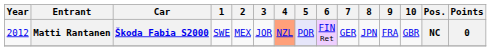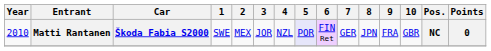(18, 33) 2012 -> (18, 33) 2010
(285, 33) lightsalmon background -> (285, 33) no background
